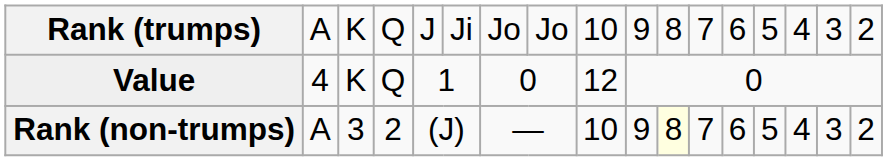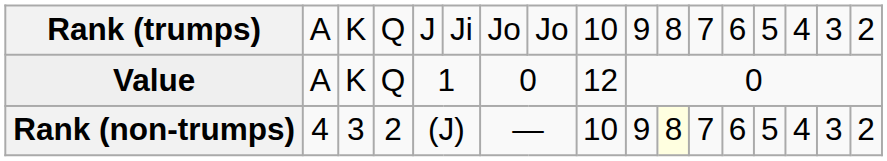(320, 80) 4 -> (320, 80) A
(320, 129) A -> (320, 129) 4
